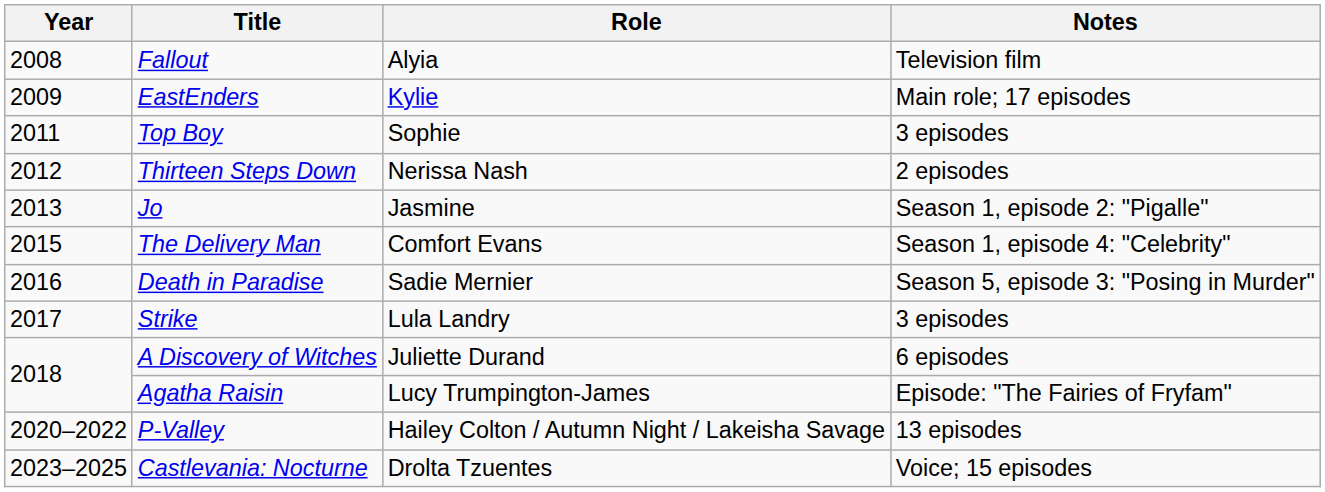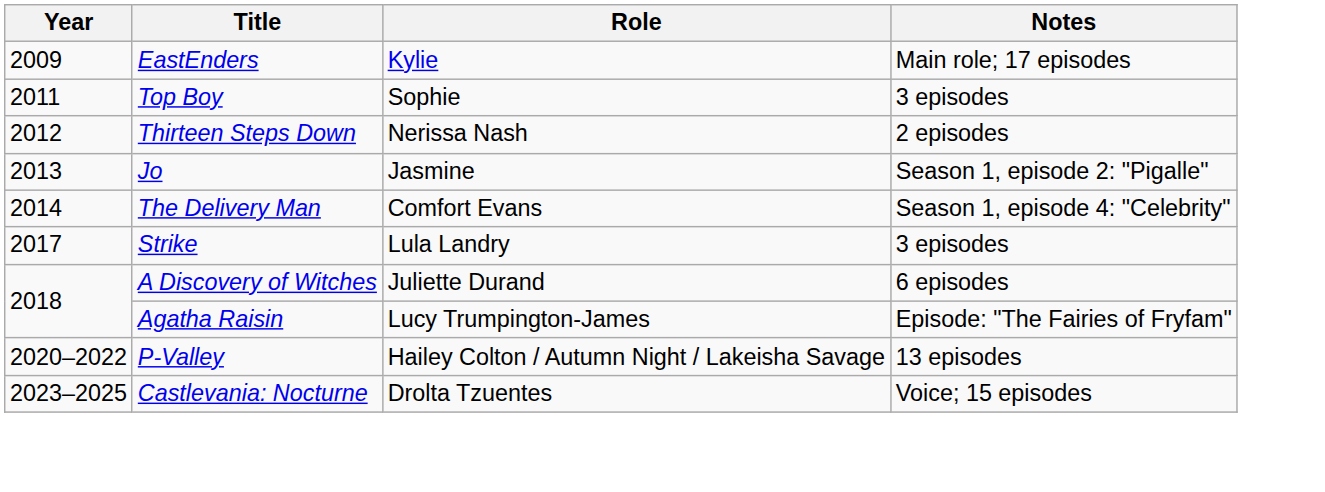- row: (173, 60)
(36, 245) 2015 -> (36, 208) 2014
- row: (231, 282)
